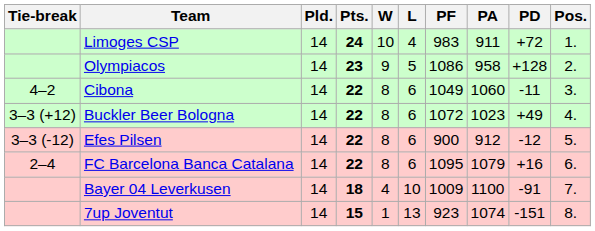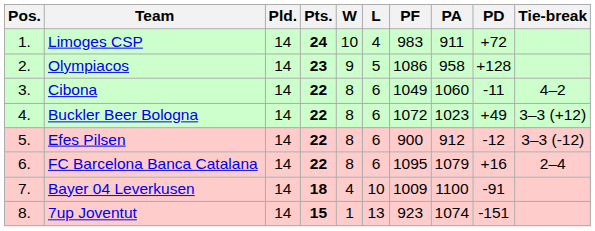columns swapped: (571, 16) <-> (42, 16)
